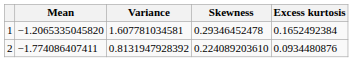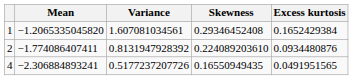(146, 30) 1.607781034581 -> (146, 30) 1.607081034561
(228, 30) 0.29346452478 -> (228, 30) 0.29346452408
(305, 30) 0.1652492384 -> (305, 30) 0.1652429384
+ row: (10, 65)
